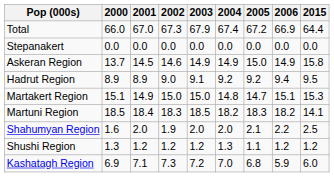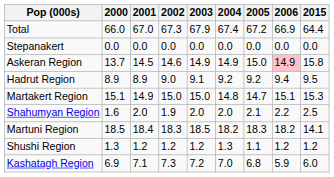(285, 63) no background -> (285, 63) pink background
rows swapped: (43, 113) <-> (53, 130)
